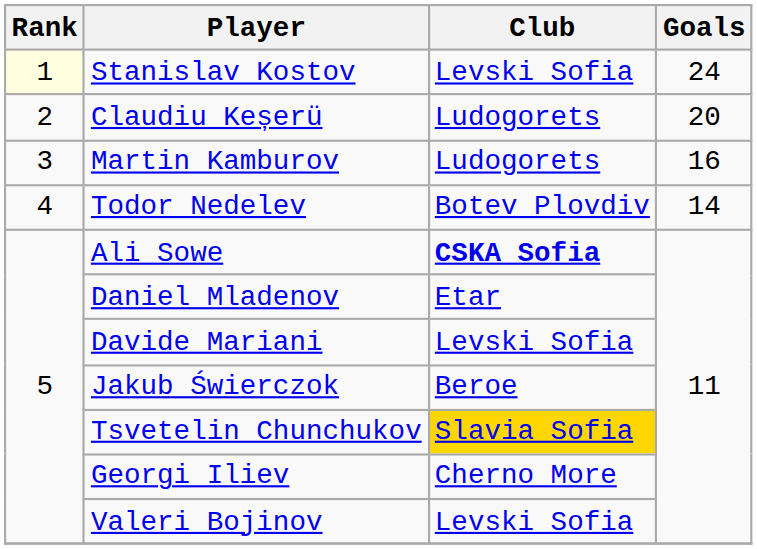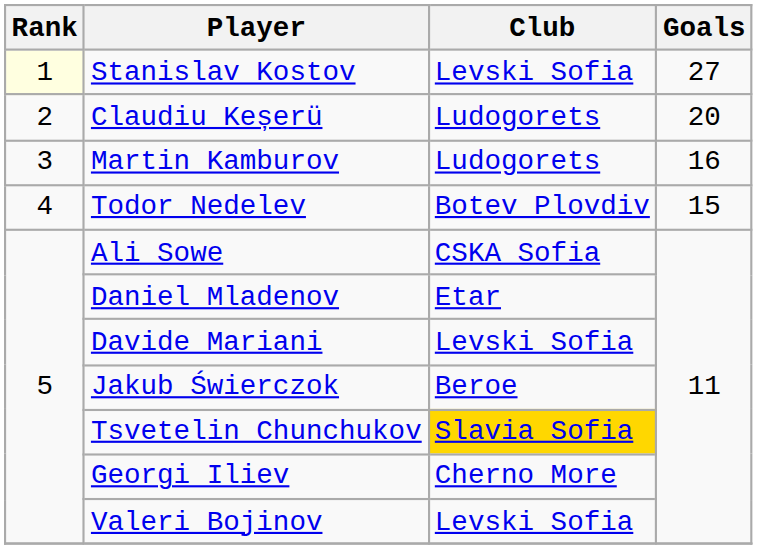(704, 72) 24 -> (704, 72) 27
(704, 207) 14 -> (704, 207) 15
(518, 252) bold -> (518, 252) normal
